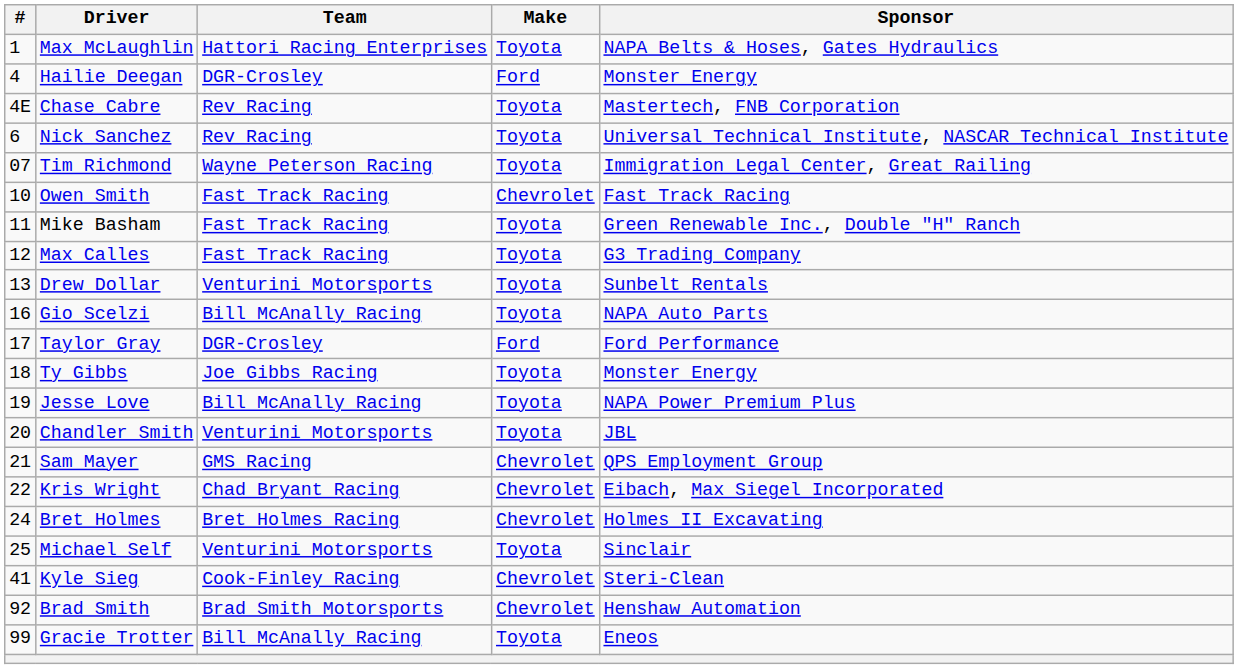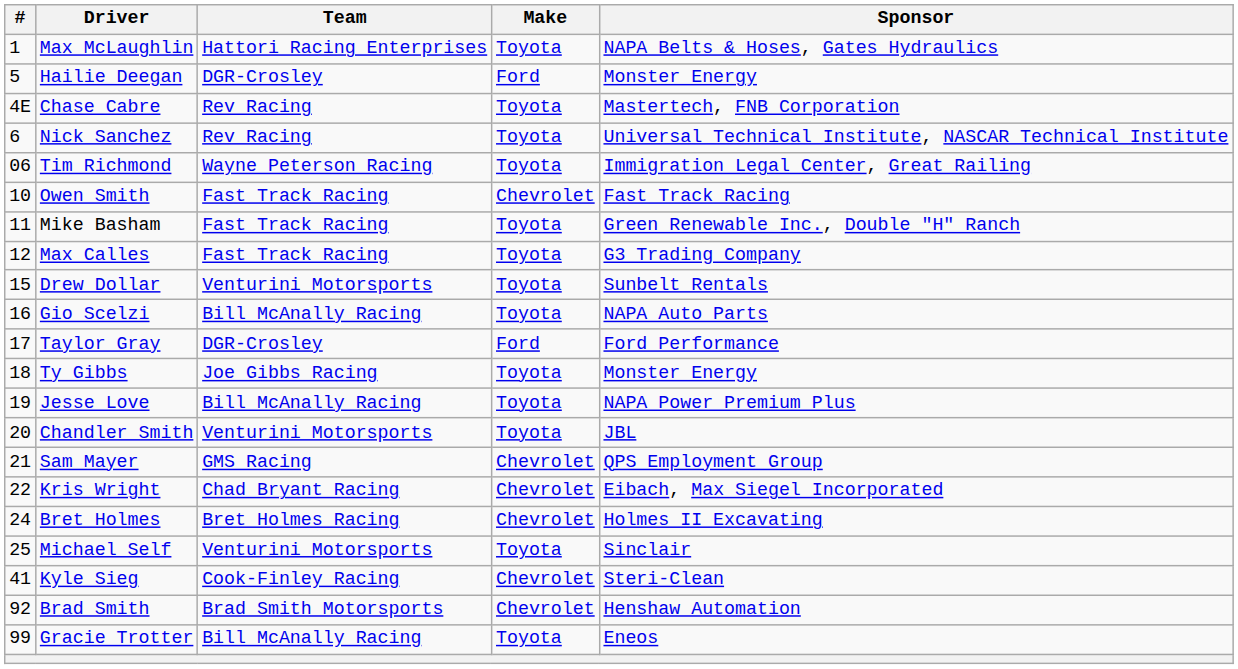(15, 79) 4 -> (15, 79) 5
(20, 167) 07 -> (20, 167) 06
(20, 285) 13 -> (20, 285) 15
